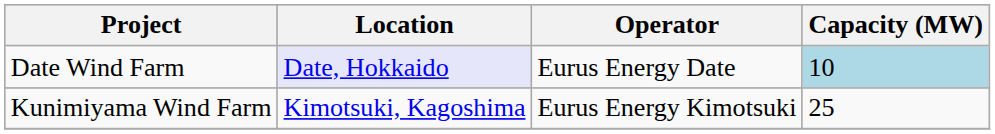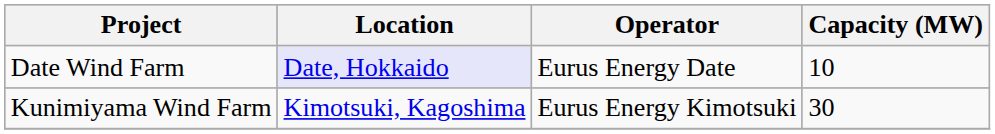(821, 66) lightblue background -> (821, 66) no background
(821, 107) 25 -> (821, 107) 30
